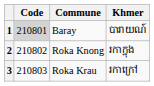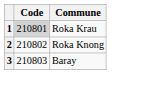- column: (128, 12)
(64, 30) Baray -> (74, 28) Roka Krau
(74, 70) Roka Krau -> (64, 61) Baray
